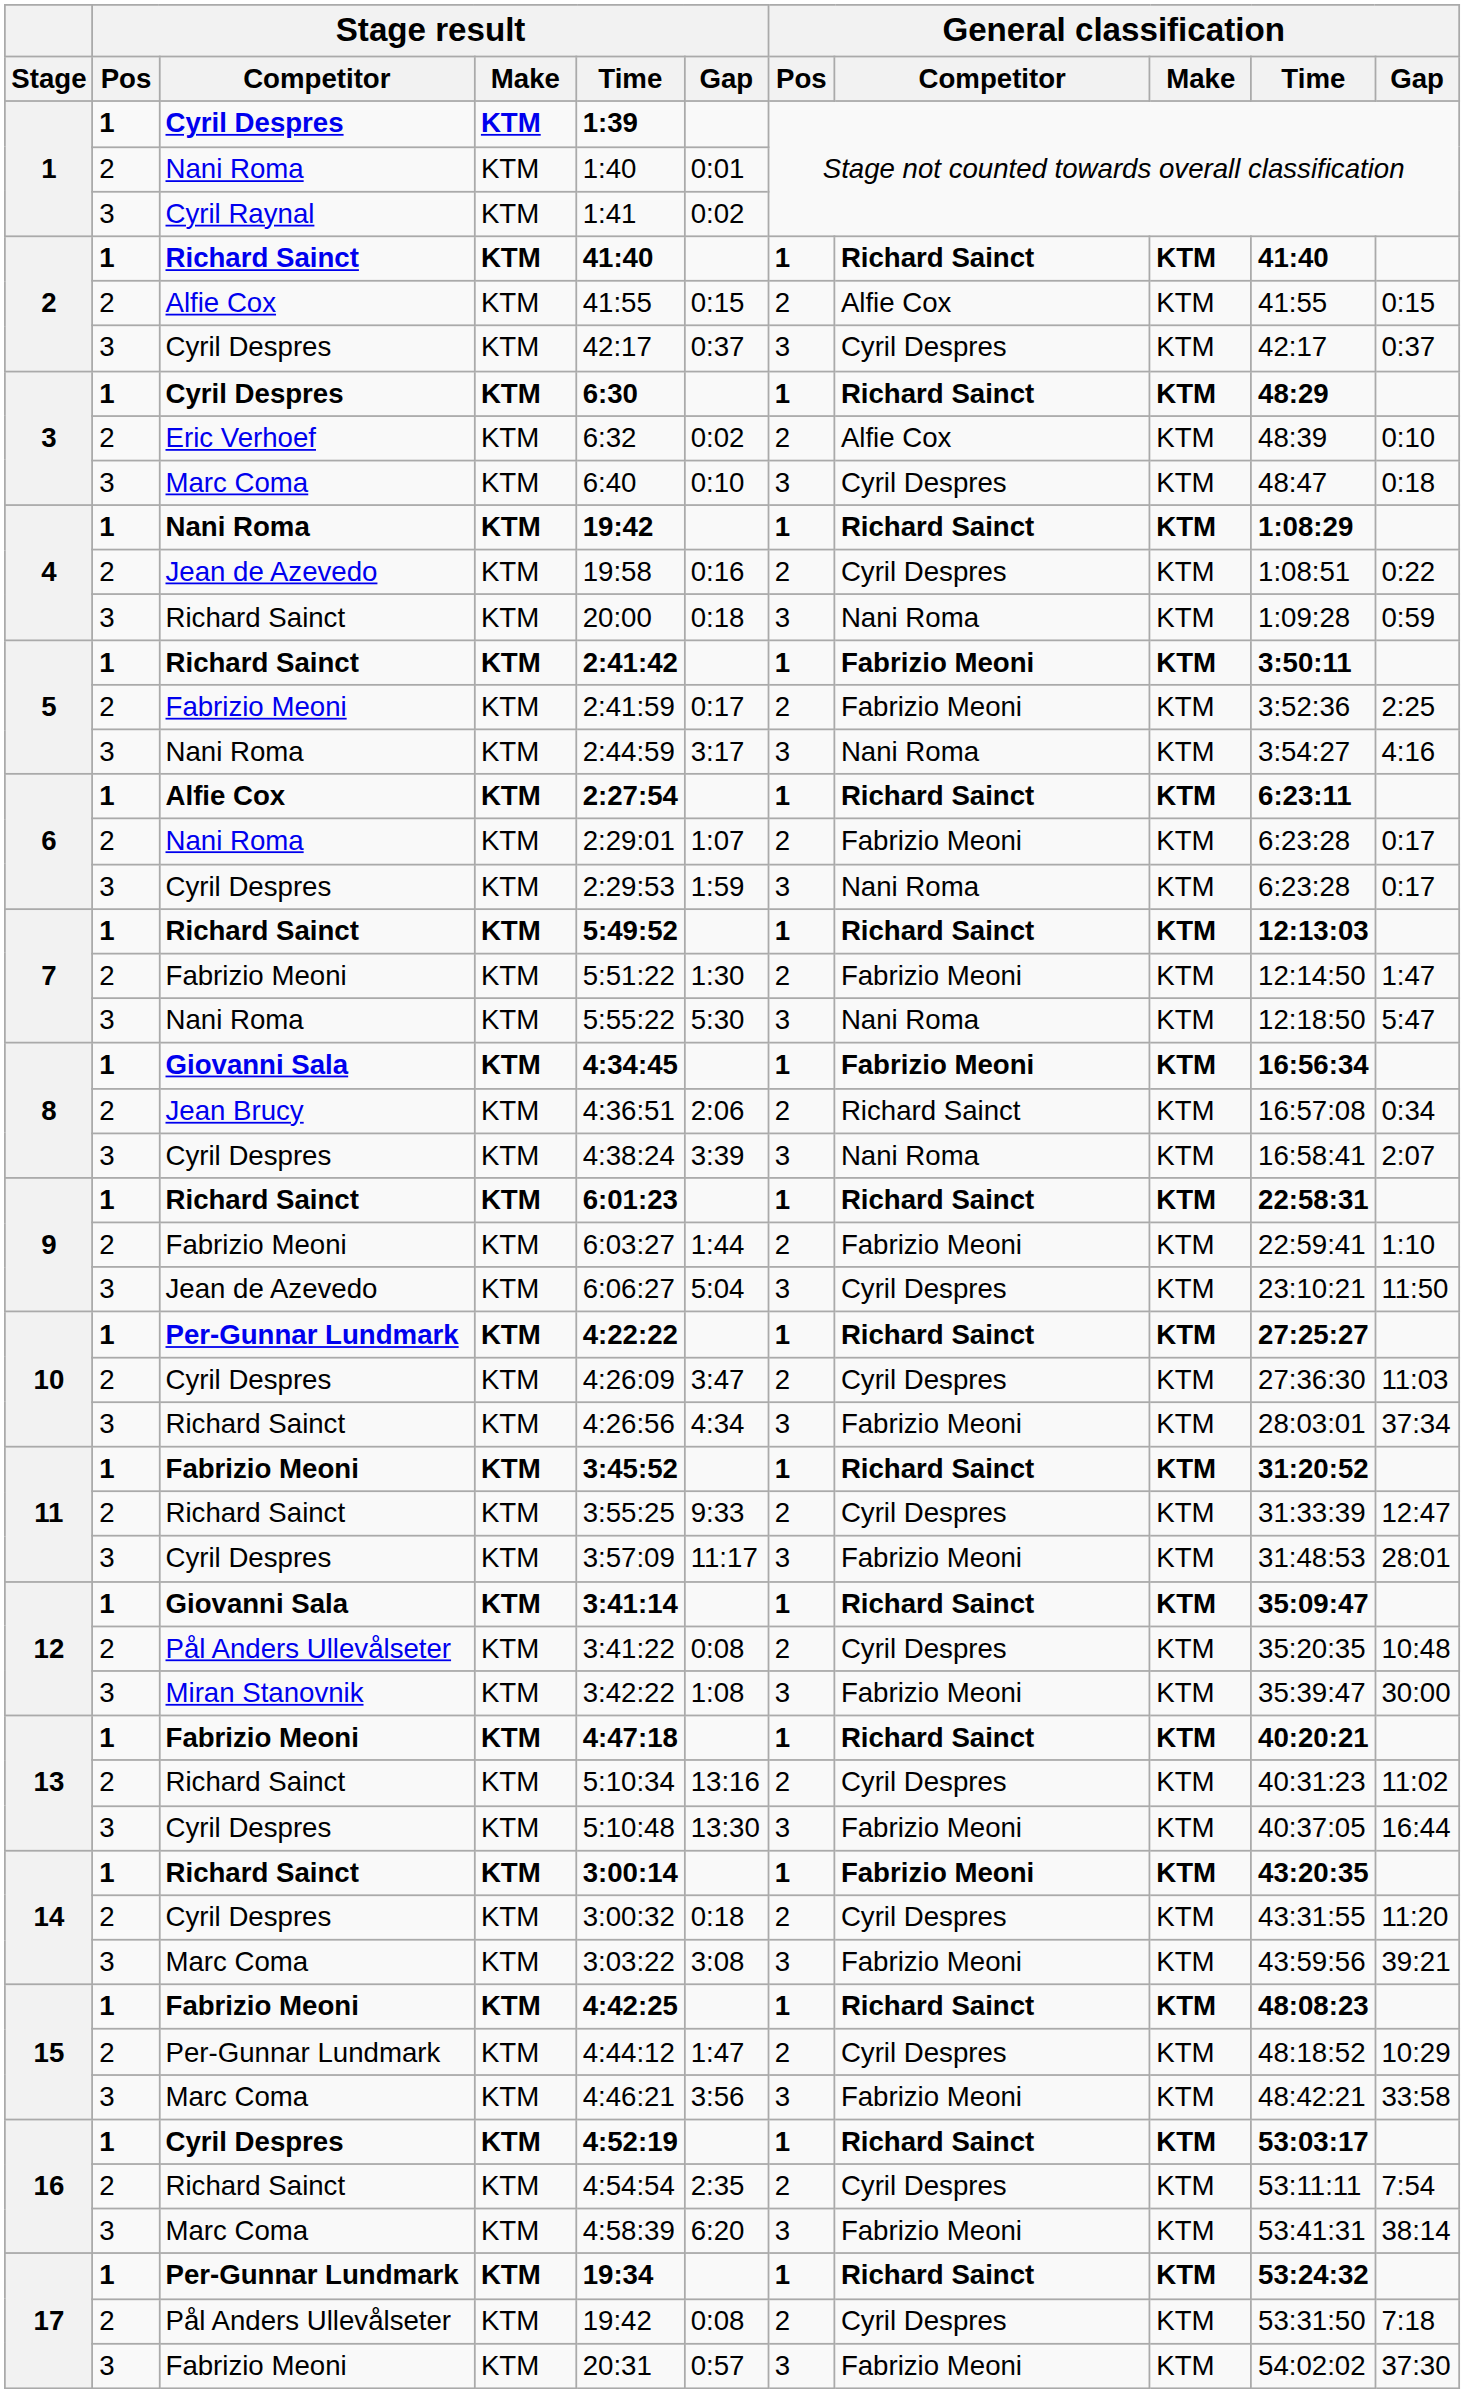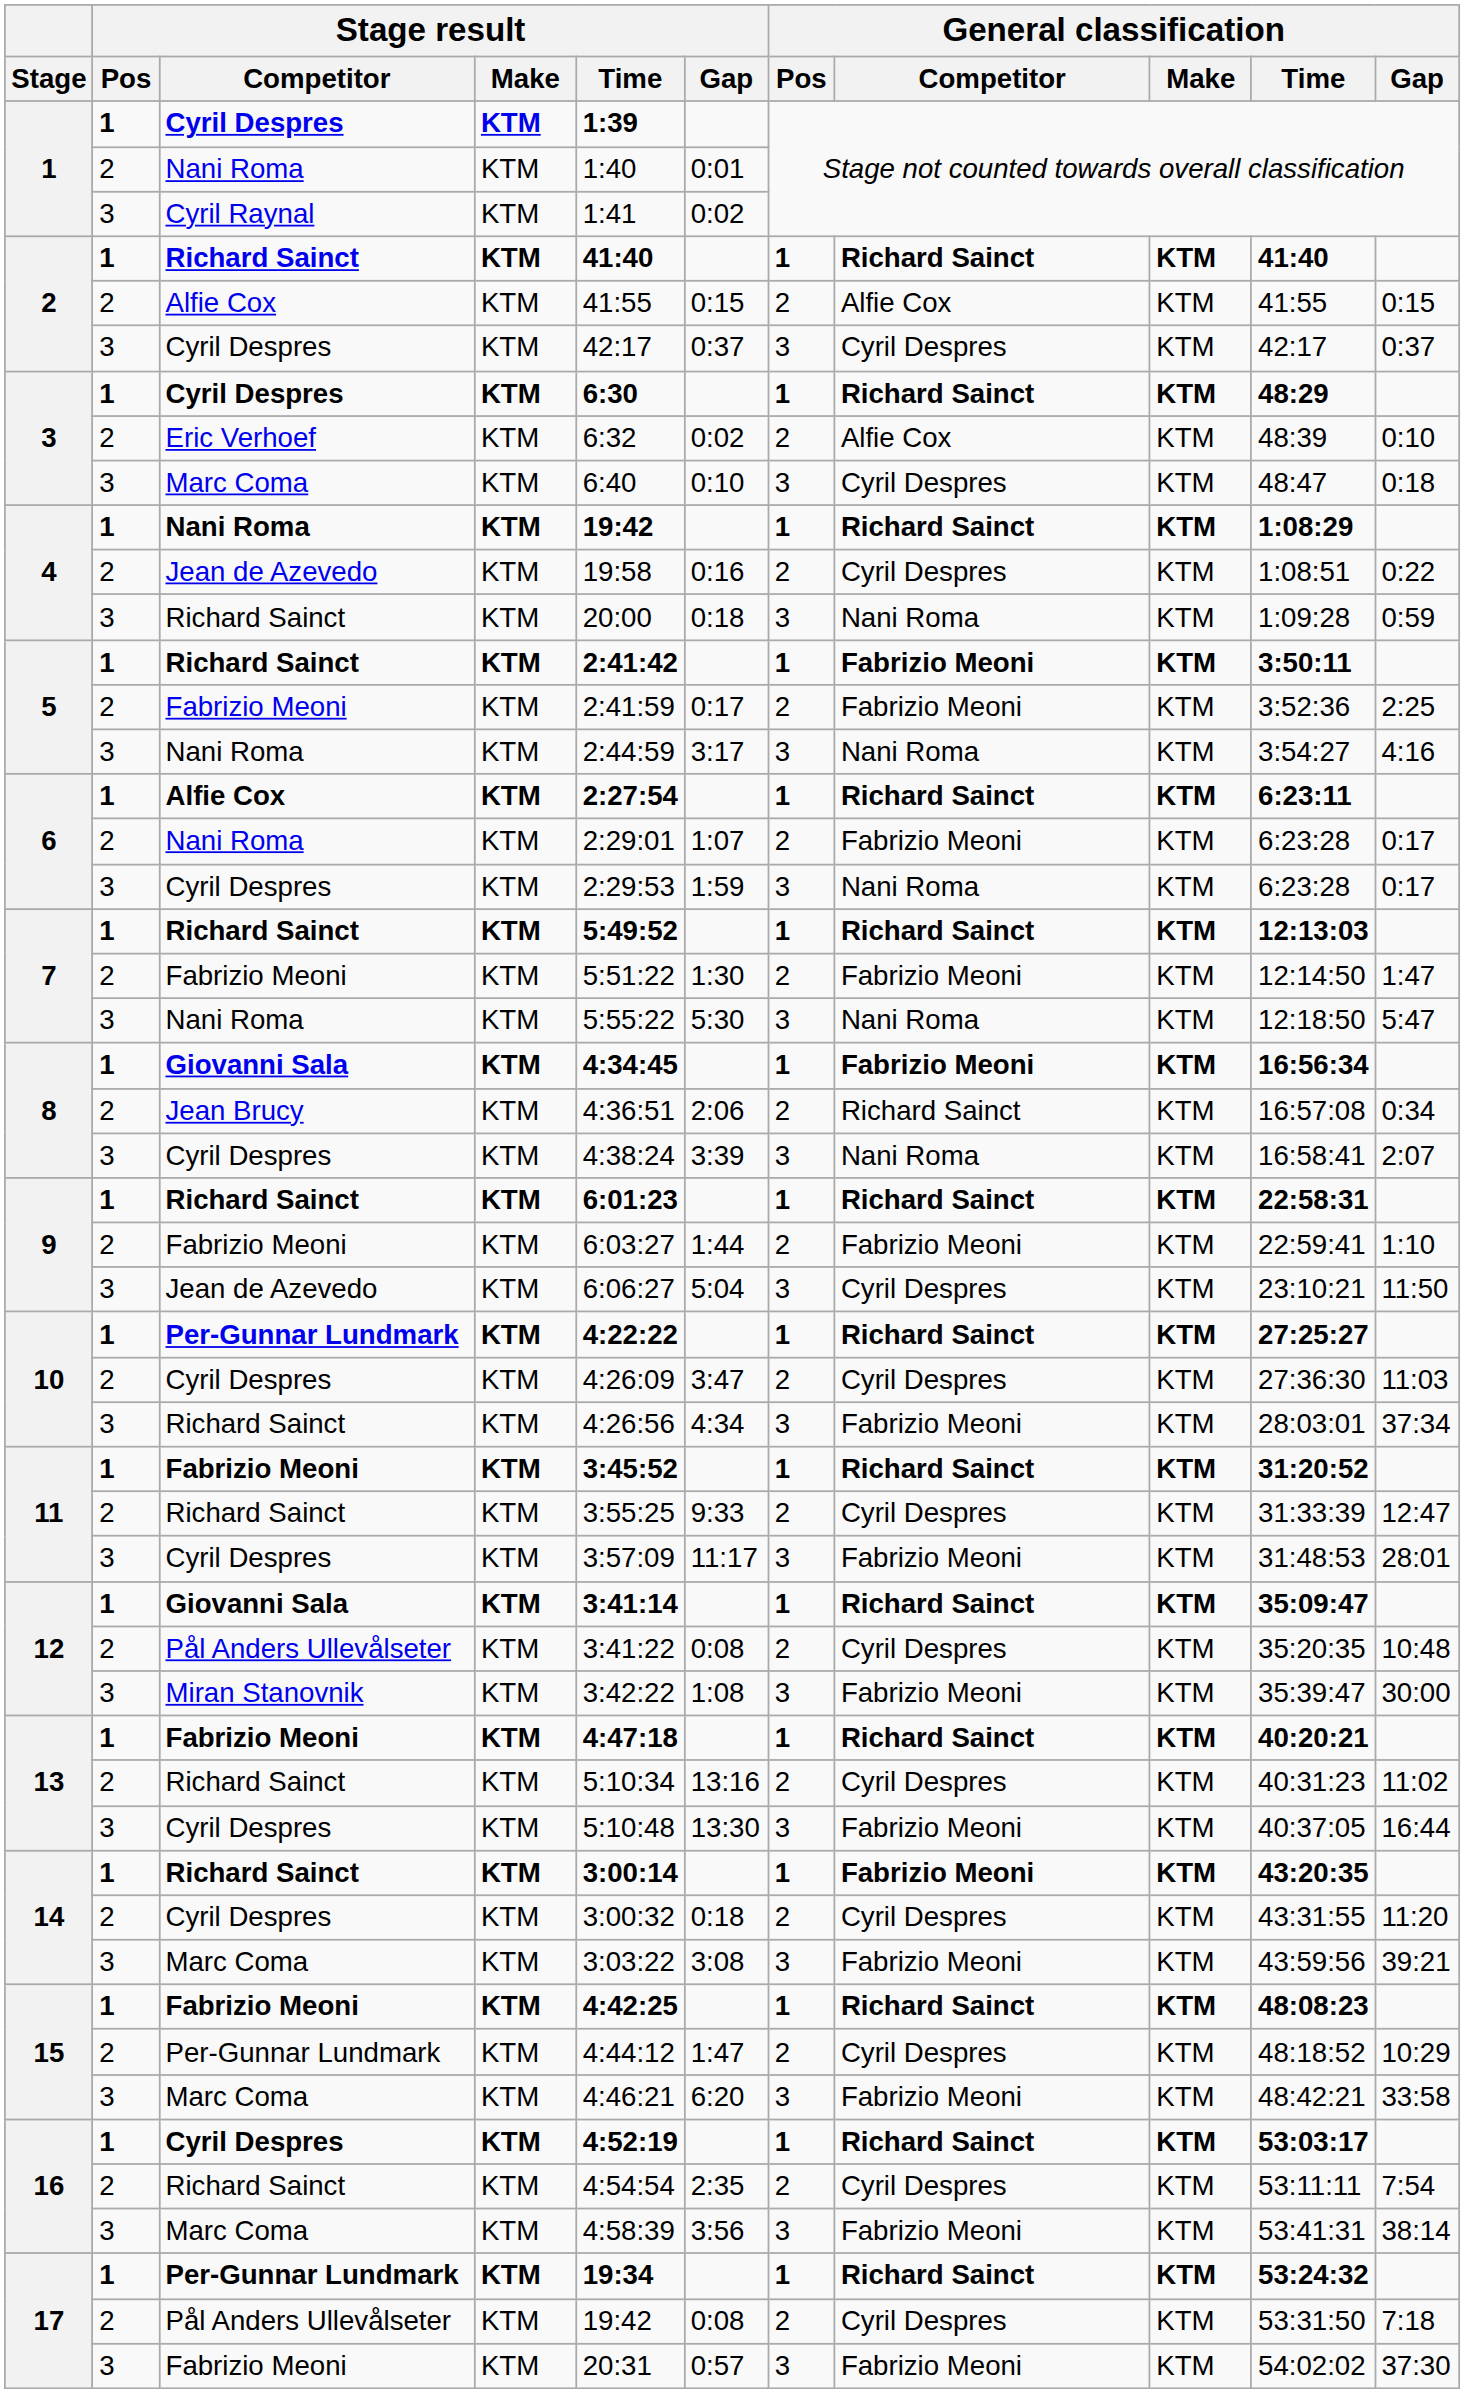(718, 2095) 3:56 -> (718, 2095) 6:20
(718, 2230) 6:20 -> (718, 2230) 3:56
